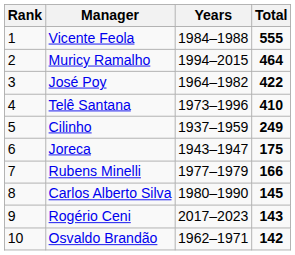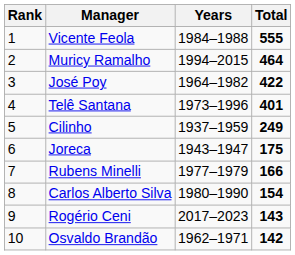(271, 104) 410 -> (271, 104) 401
(271, 194) 145 -> (271, 194) 154
